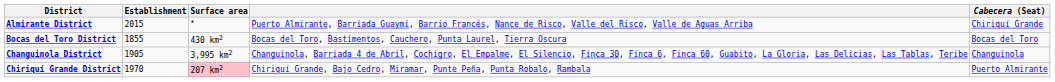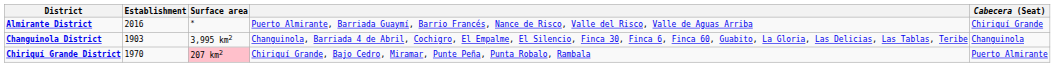(134, 25) 2015 -> (134, 25) 2016
- row: (61, 40)
(134, 55) 1905 -> (134, 40) 1903
